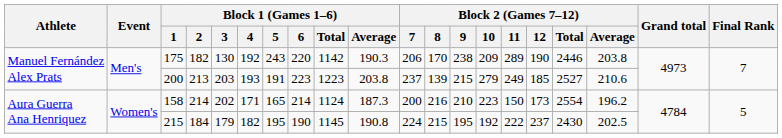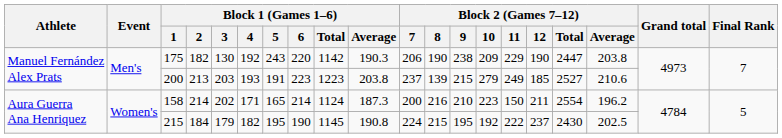(438, 58) 170 -> (438, 58) 190
(514, 58) 289 -> (514, 58) 229
(570, 58) 2446 -> (570, 58) 2447
(540, 101) 173 -> (540, 101) 211
